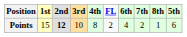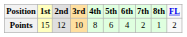columns swapped: (174, 11) <-> (111, 11)
(61, 25) bold -> (61, 25) normal
